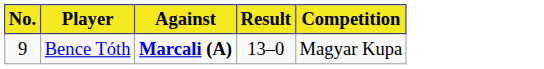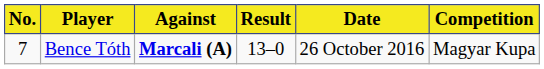+ column: (362, 19)
(23, 48) 9 -> (23, 48) 7
